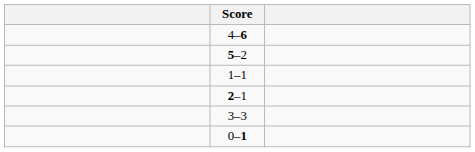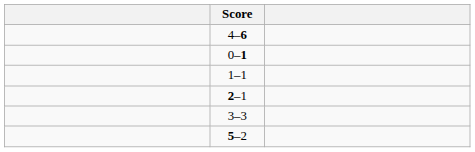rows swapped: (237, 55) <-> (237, 136)
